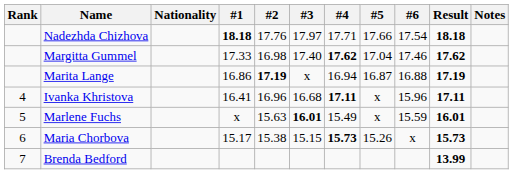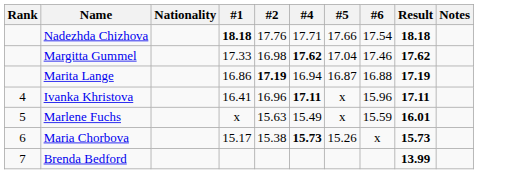- column: (307, 14)
